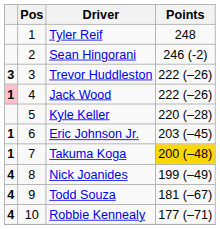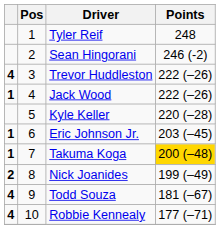(11, 75) 3 -> (11, 75) 4
(11, 94) pink background -> (11, 94) no background
(11, 174) 4 -> (11, 174) 2
